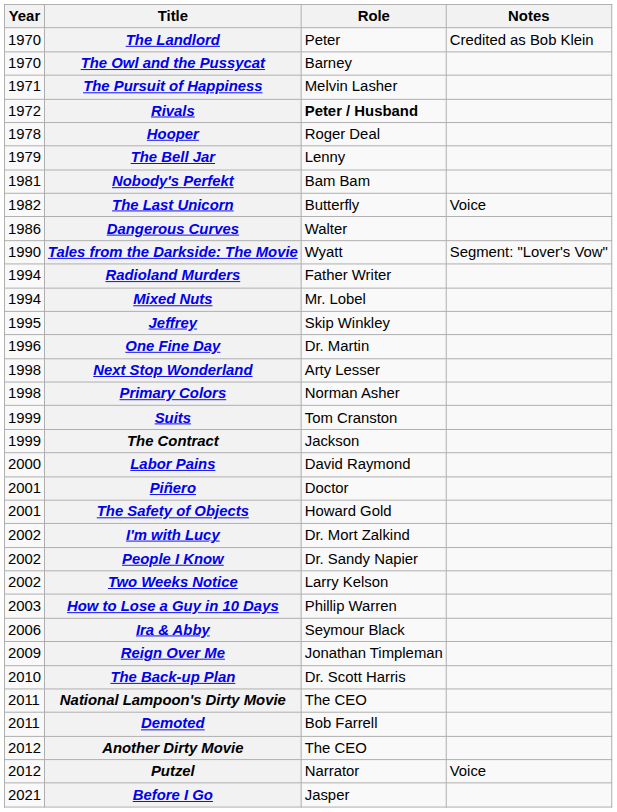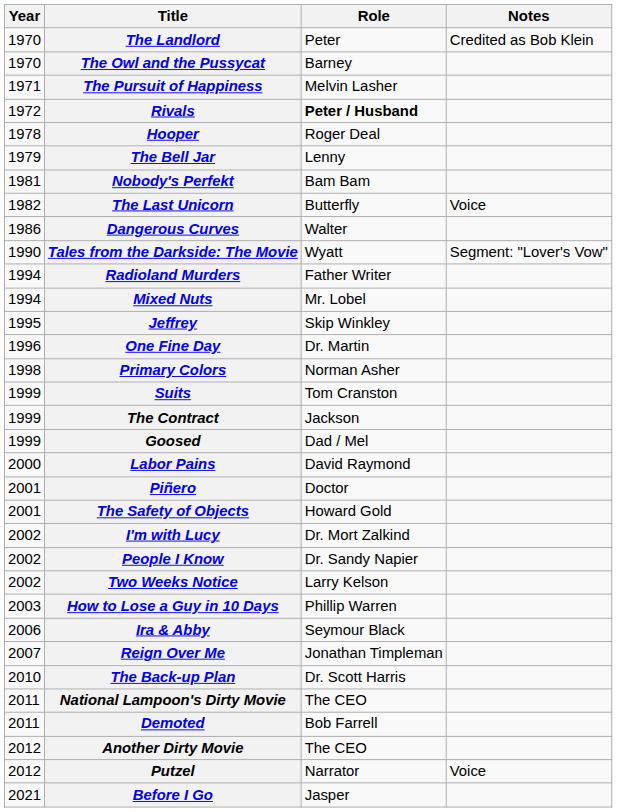- row: (173, 370)
+ row: (173, 441)
(24, 653) 2009 -> (24, 653) 2007
